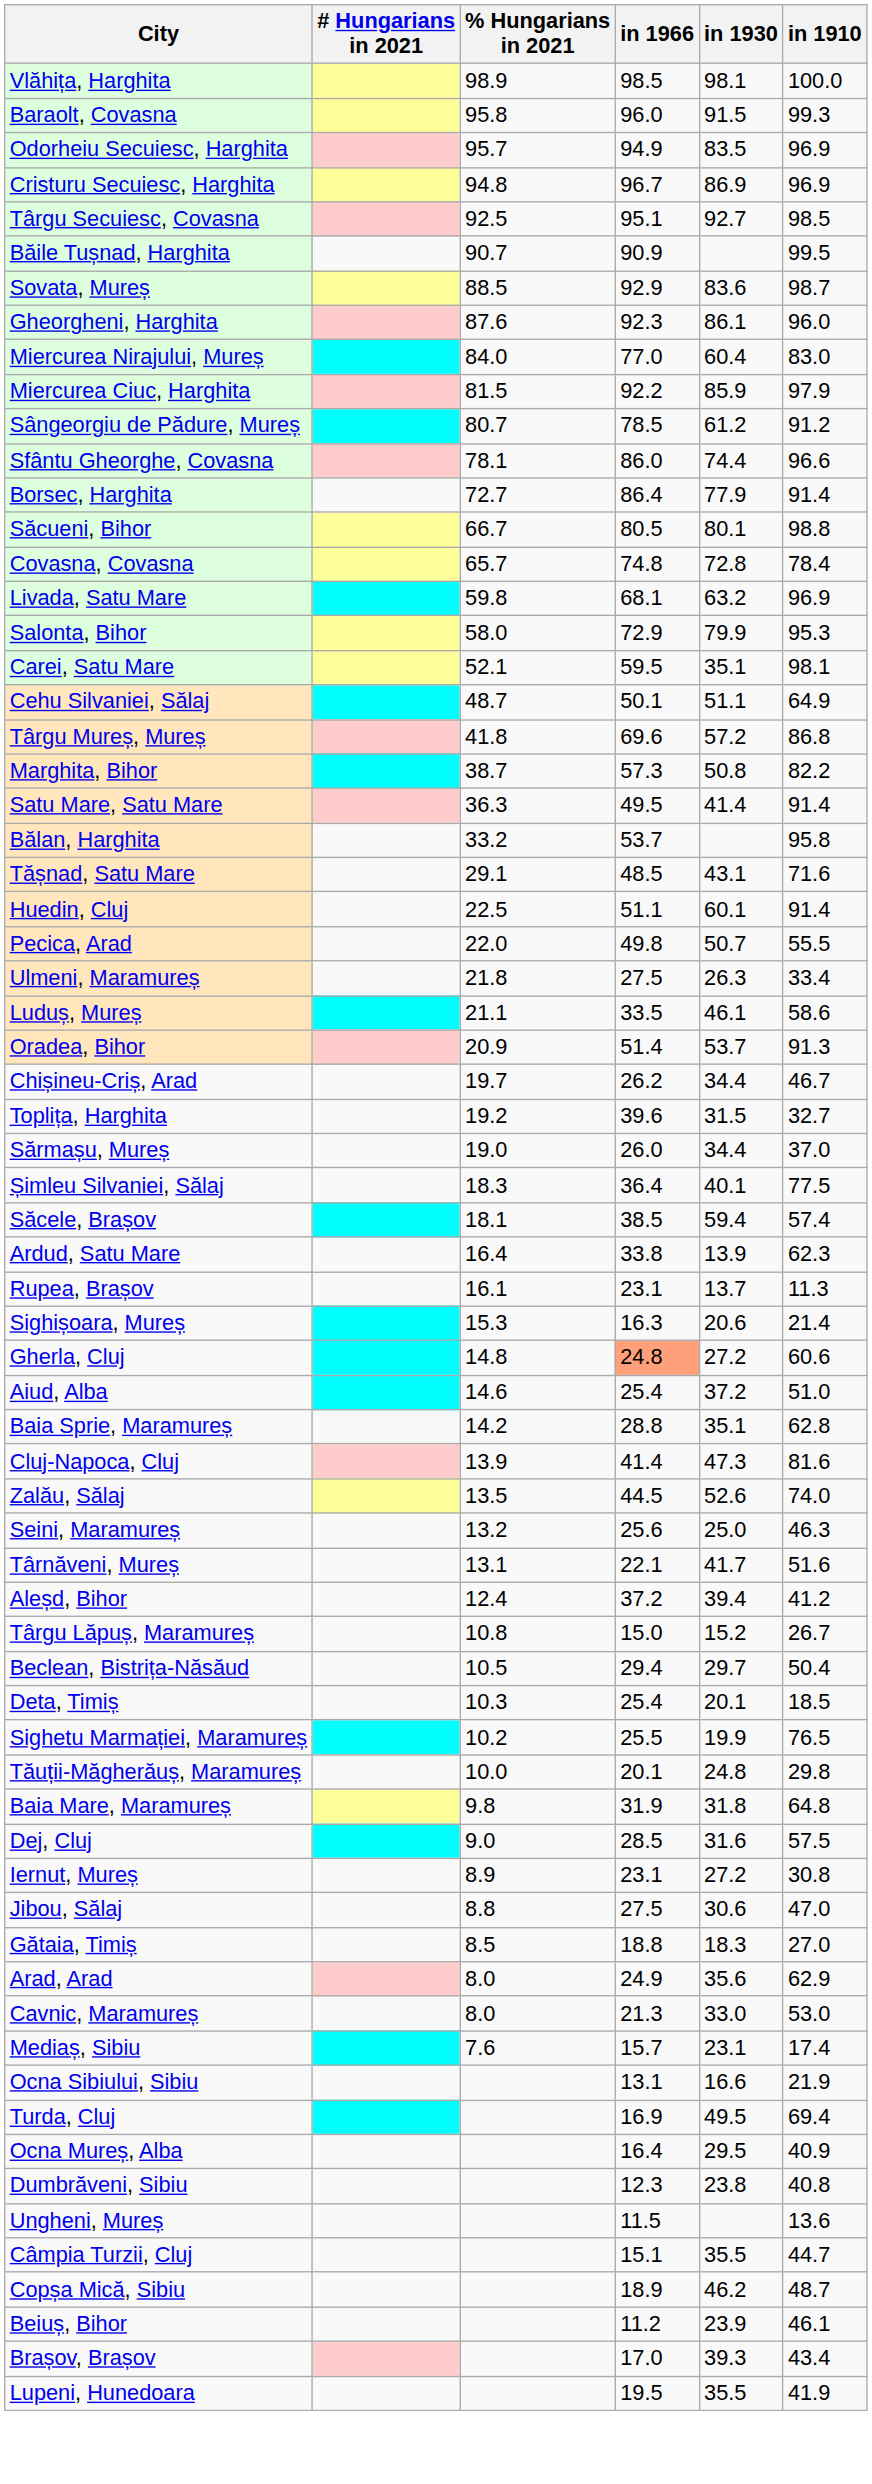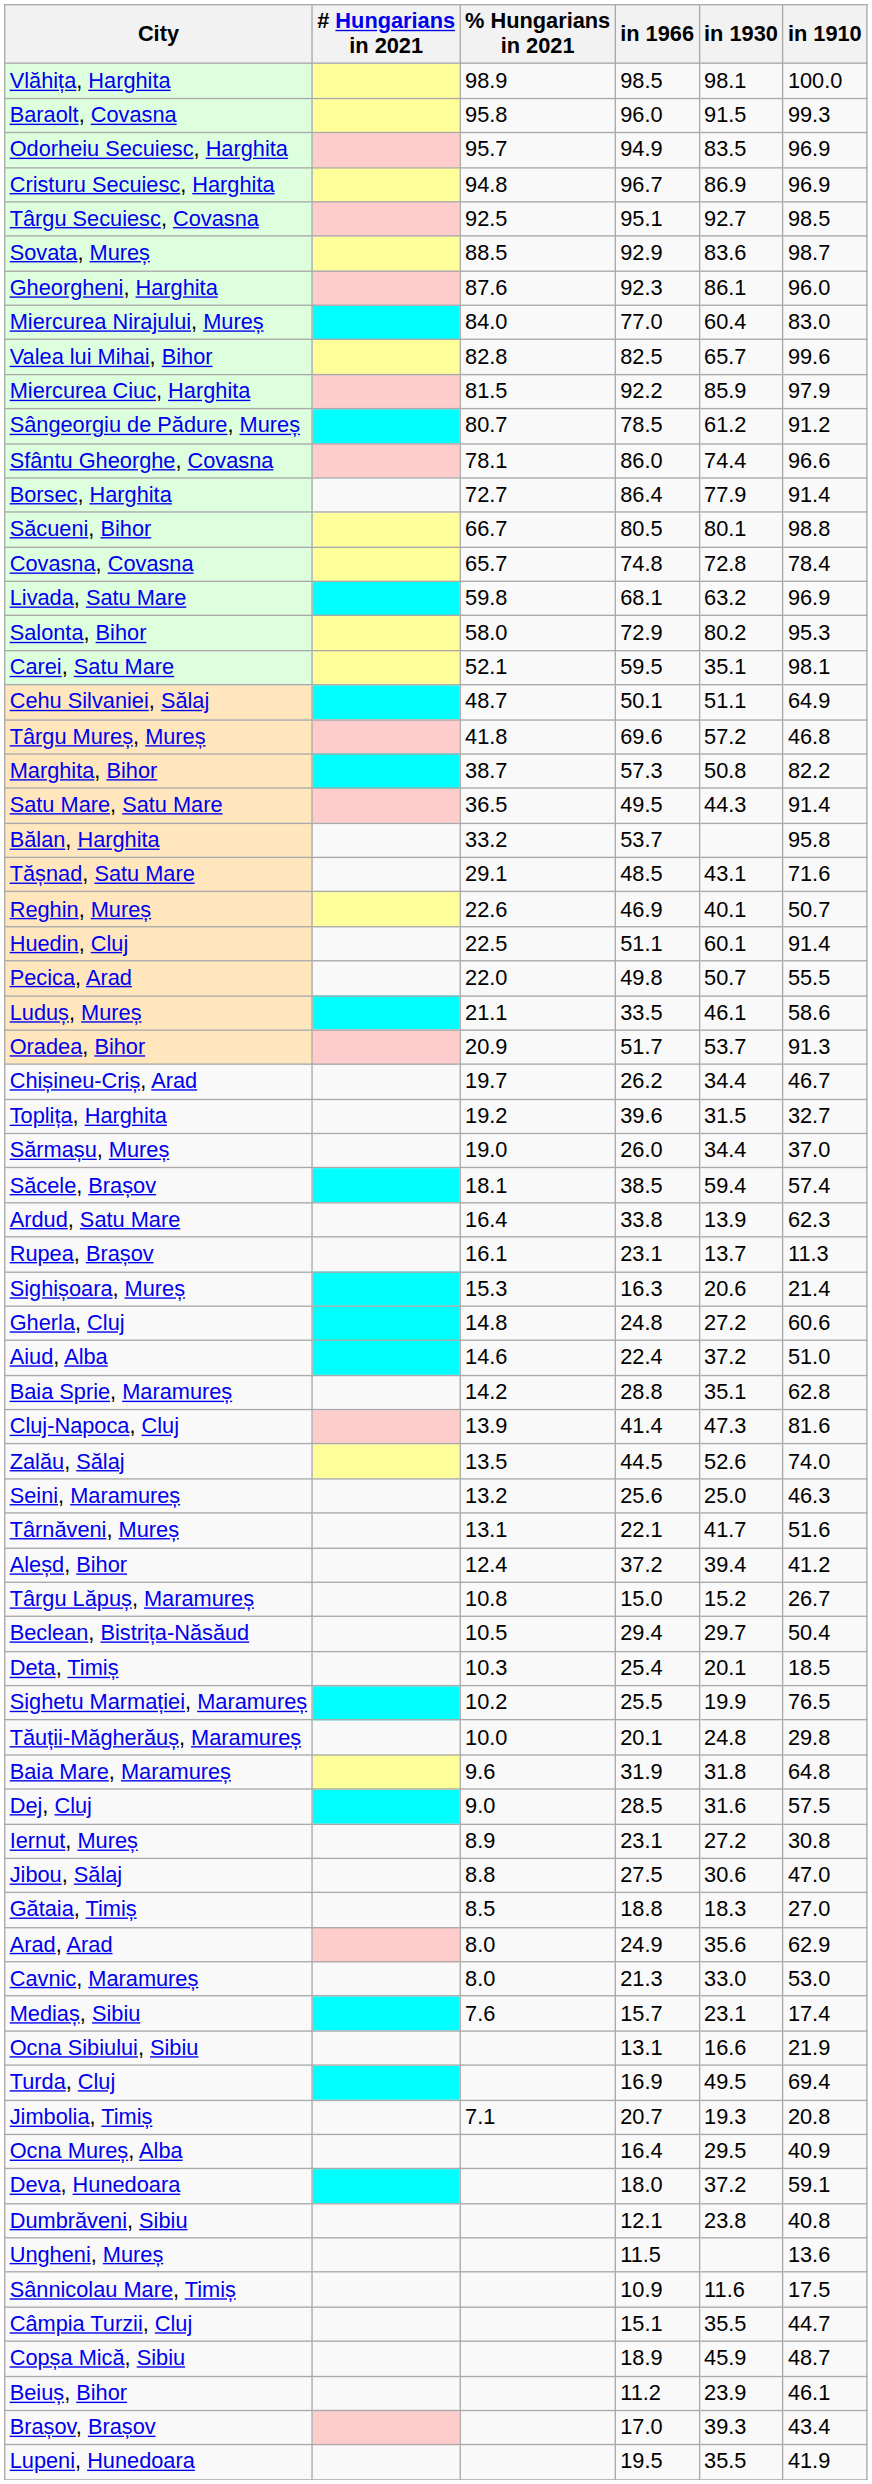- row: (120, 253)
+ row: (111, 356)
(725, 632) 79.9 -> (725, 632) 80.2
(809, 736) 86.8 -> (809, 736) 46.8
(486, 805) 36.3 -> (486, 805) 36.5
(725, 805) 41.4 -> (725, 805) 44.3
+ row: (80, 908)
- row: (105, 978)
(641, 1047) 51.4 -> (641, 1047) 51.7
- row: (117, 1185)
(641, 1357) lightsalmon background -> (641, 1323) no background
(641, 1392) 25.4 -> (641, 1357) 22.4
(480, 1806) 9.8 -> (480, 1771) 9.6
+ row: (81, 2116)
+ row: (95, 2185)
(641, 2185) 12.3 -> (641, 2220) 12.1
+ row: (123, 2289)
(725, 2289) 46.2 -> (725, 2358) 45.9
